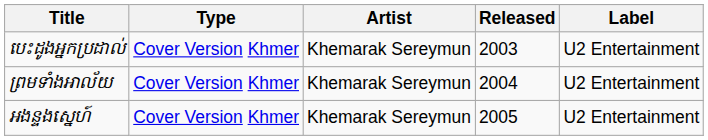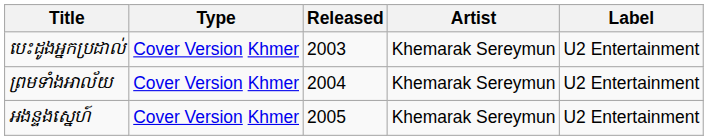columns swapped: (389, 18) <-> (517, 18)
